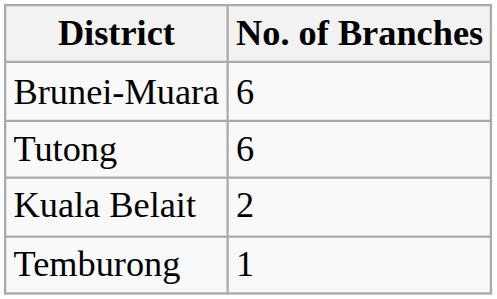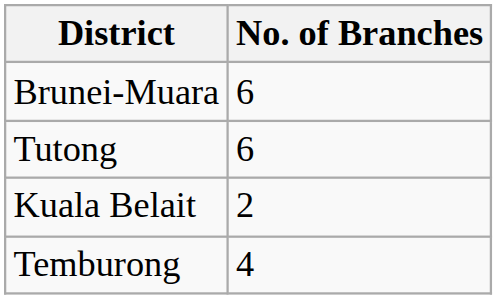(245, 263) 1 -> (245, 263) 4
